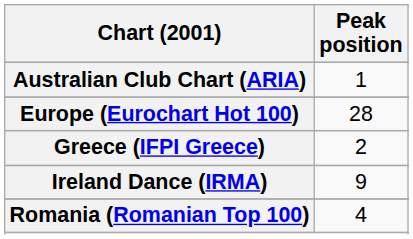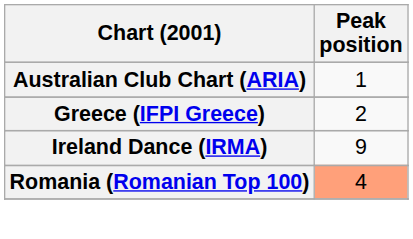- row: (160, 113)
(361, 215) no background -> (361, 181) lightsalmon background
